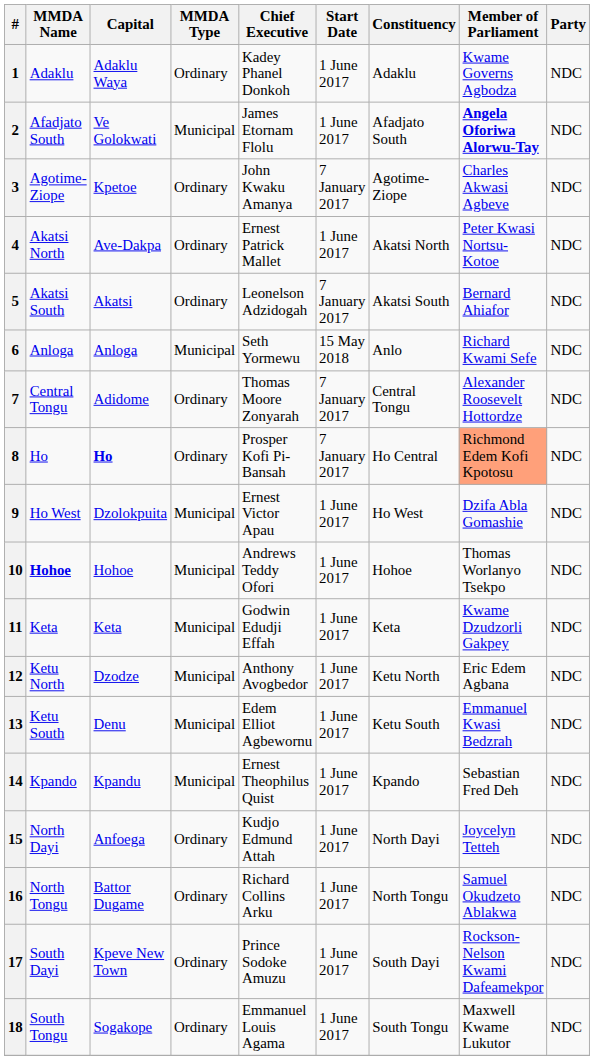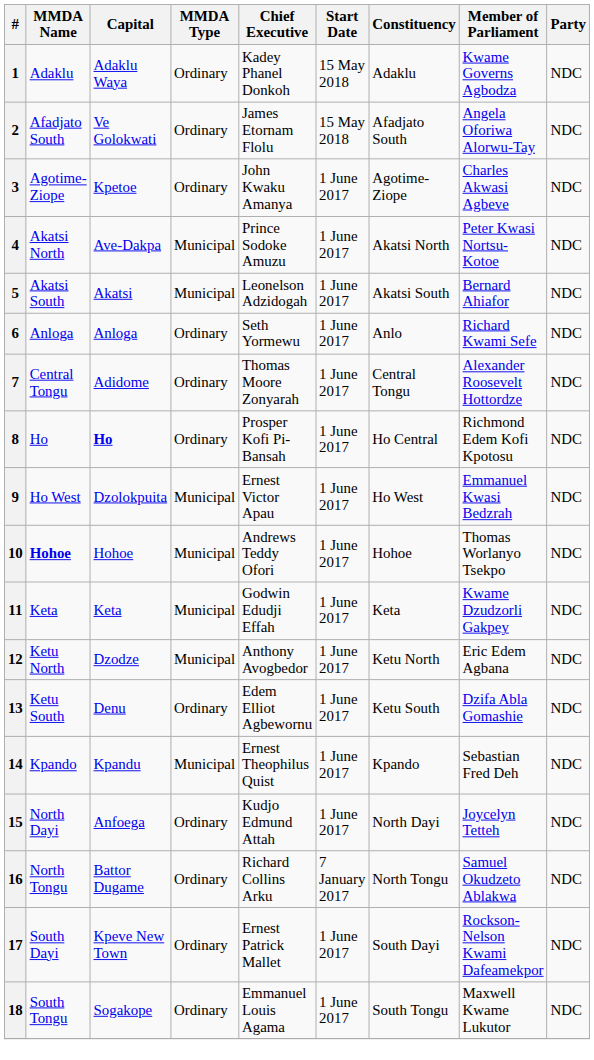(338, 73) 1 June 2017 -> (342, 73) 15 May 2018
(205, 130) Municipal -> (201, 130) Ordinary
(338, 130) 1 June 2017 -> (342, 130) 15 May 2018
(501, 130) bold -> (499, 130) normal
(342, 187) 7 January 2017 -> (338, 187) 1 June 2017
(201, 244) Ordinary -> (205, 244) Municipal
(263, 244) Ernest Patrick Mallet -> (264, 244) Prince Sodoke Amuzu
(201, 301) Ordinary -> (205, 293) Municipal
(342, 301) 7 January 2017 -> (338, 293) 1 June 2017
(205, 350) Municipal -> (201, 333) Ordinary
(342, 350) 15 May 2018 -> (338, 333) 1 June 2017
(342, 399) 7 January 2017 -> (338, 382) 1 June 2017
(342, 456) 7 January 2017 -> (338, 439) 1 June 2017
(495, 456) lightsalmon background -> (495, 439) no background
(495, 513) Dzifa Abla Gomashie -> (495, 496) Emmanuel Kwasi Bedzrah
(205, 724) Municipal -> (201, 708) Ordinary
(495, 724) Emmanuel Kwasi Bedzrah -> (495, 708) Dzifa Abla Gomashie
(338, 896) 1 June 2017 -> (342, 879) 7 January 2017
(264, 961) Prince Sodoke Amuzu -> (263, 944) Ernest Patrick Mallet
